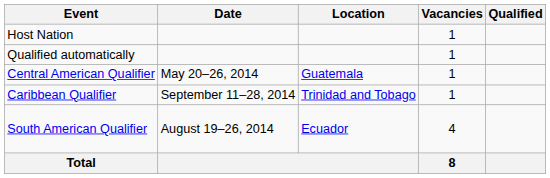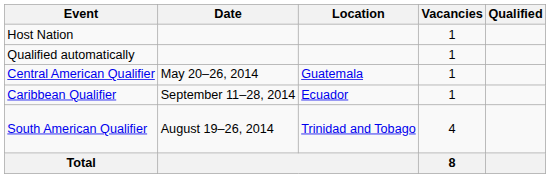(358, 94) Trinidad and Tobago -> (325, 94) Ecuador
(325, 128) Ecuador -> (358, 128) Trinidad and Tobago
